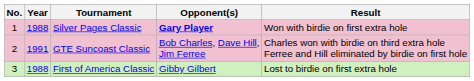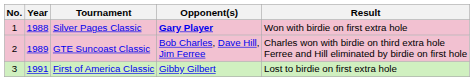(38, 48) 1991 -> (38, 48) 1989
(38, 69) 1988 -> (38, 69) 1991
